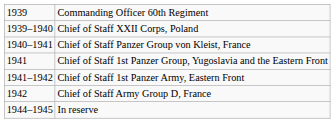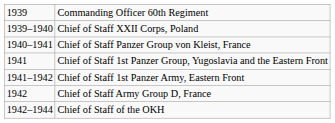+ row: (111, 110)
- row: (78, 110)
